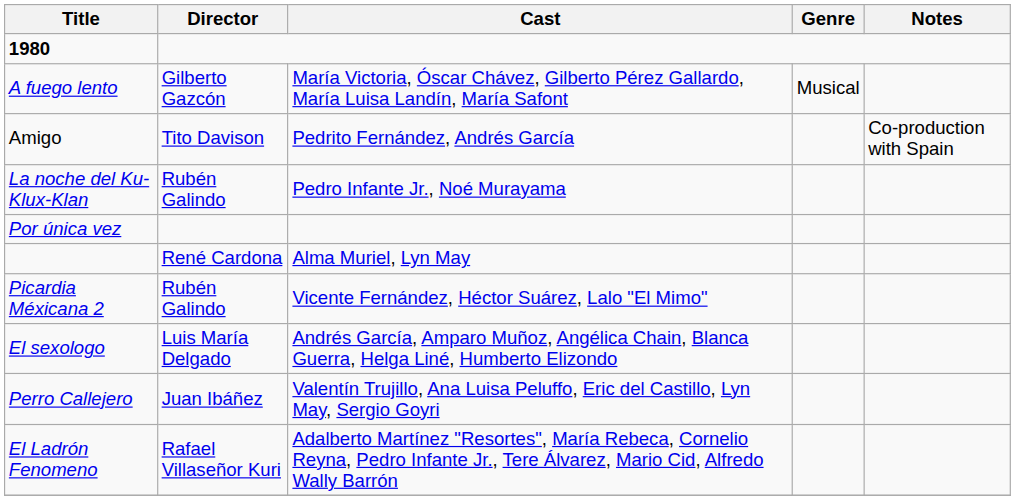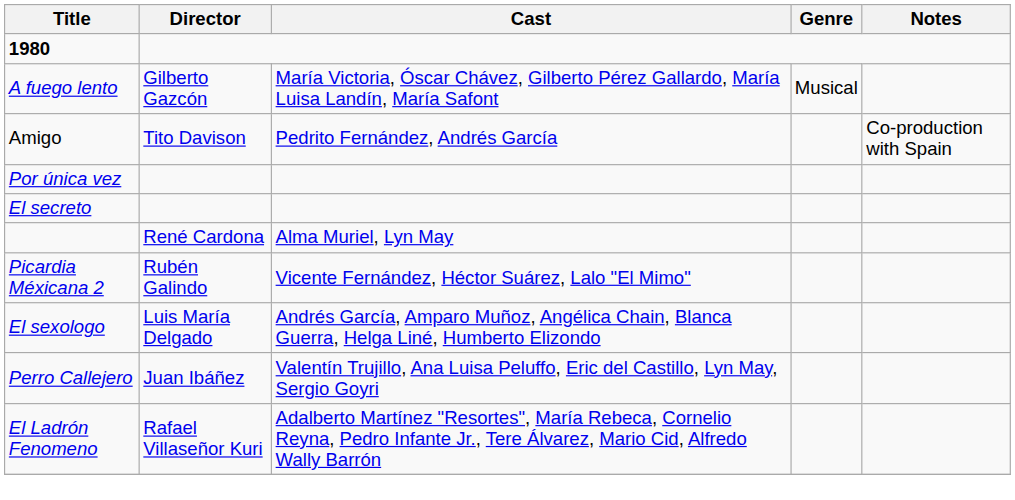- row: (79, 189)
+ row: (50, 208)
